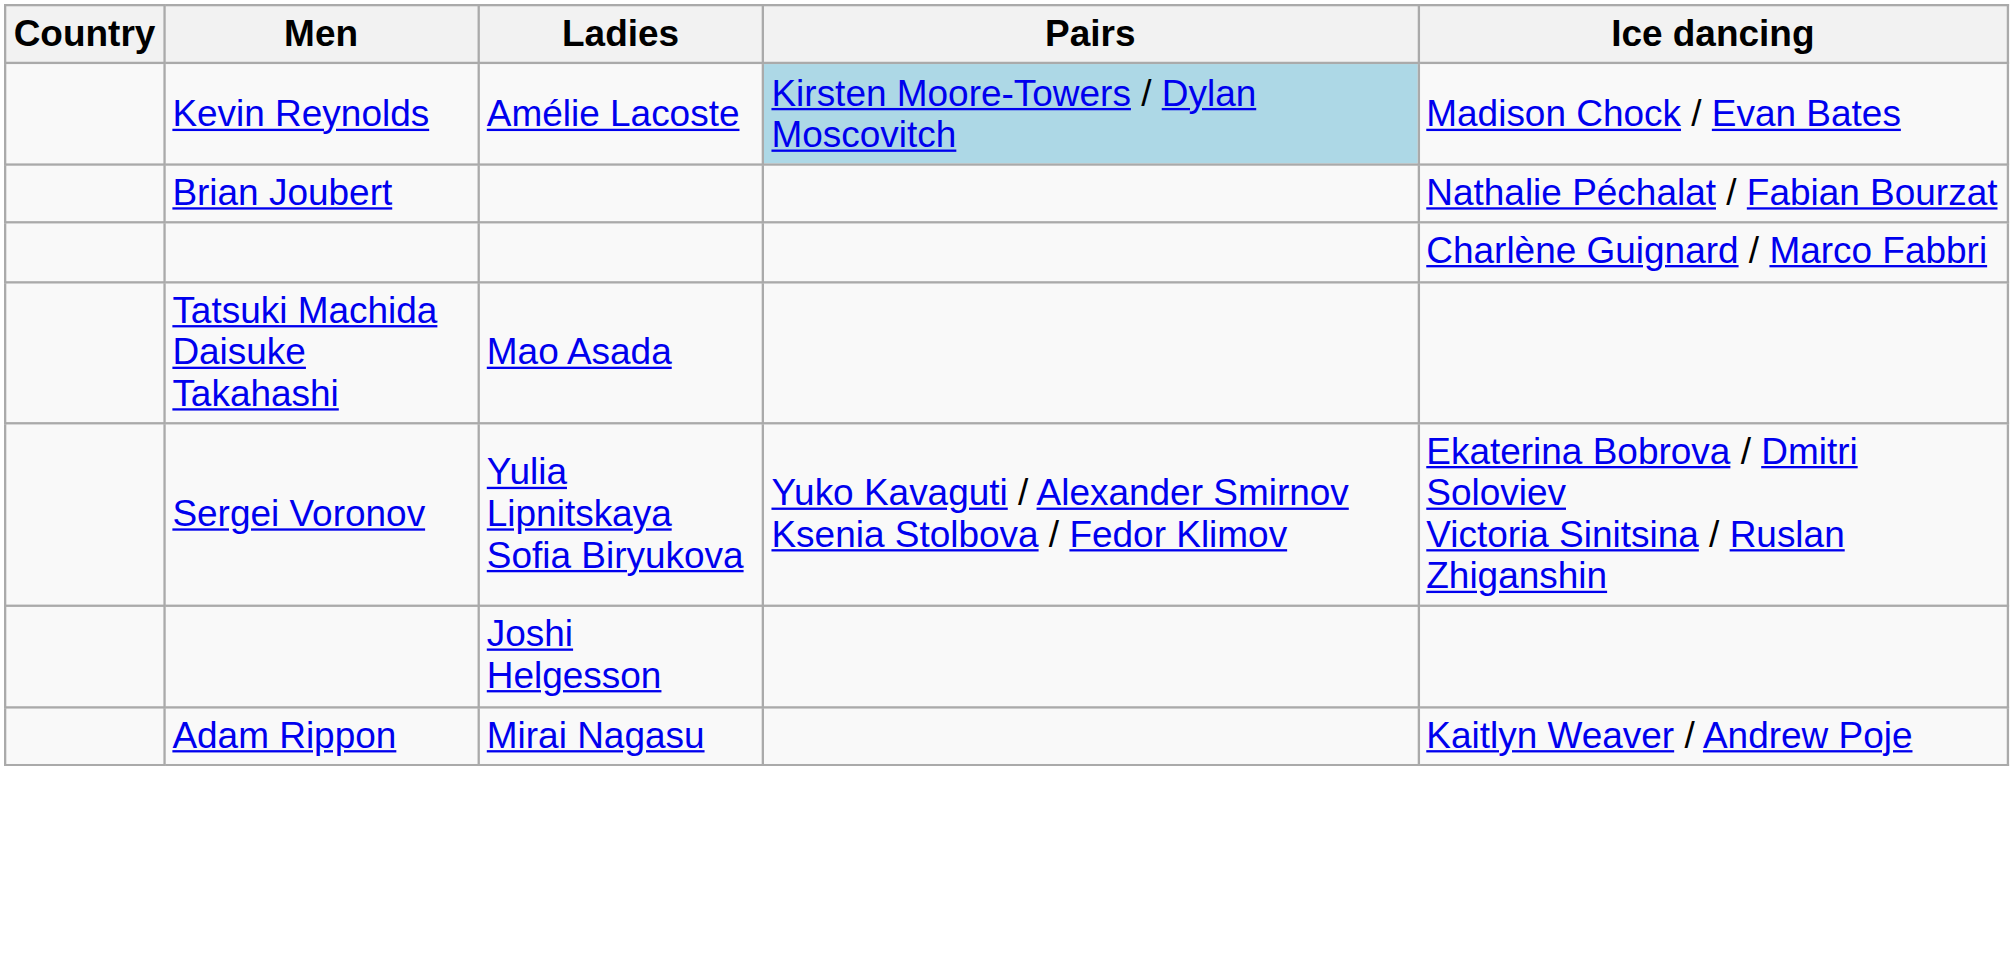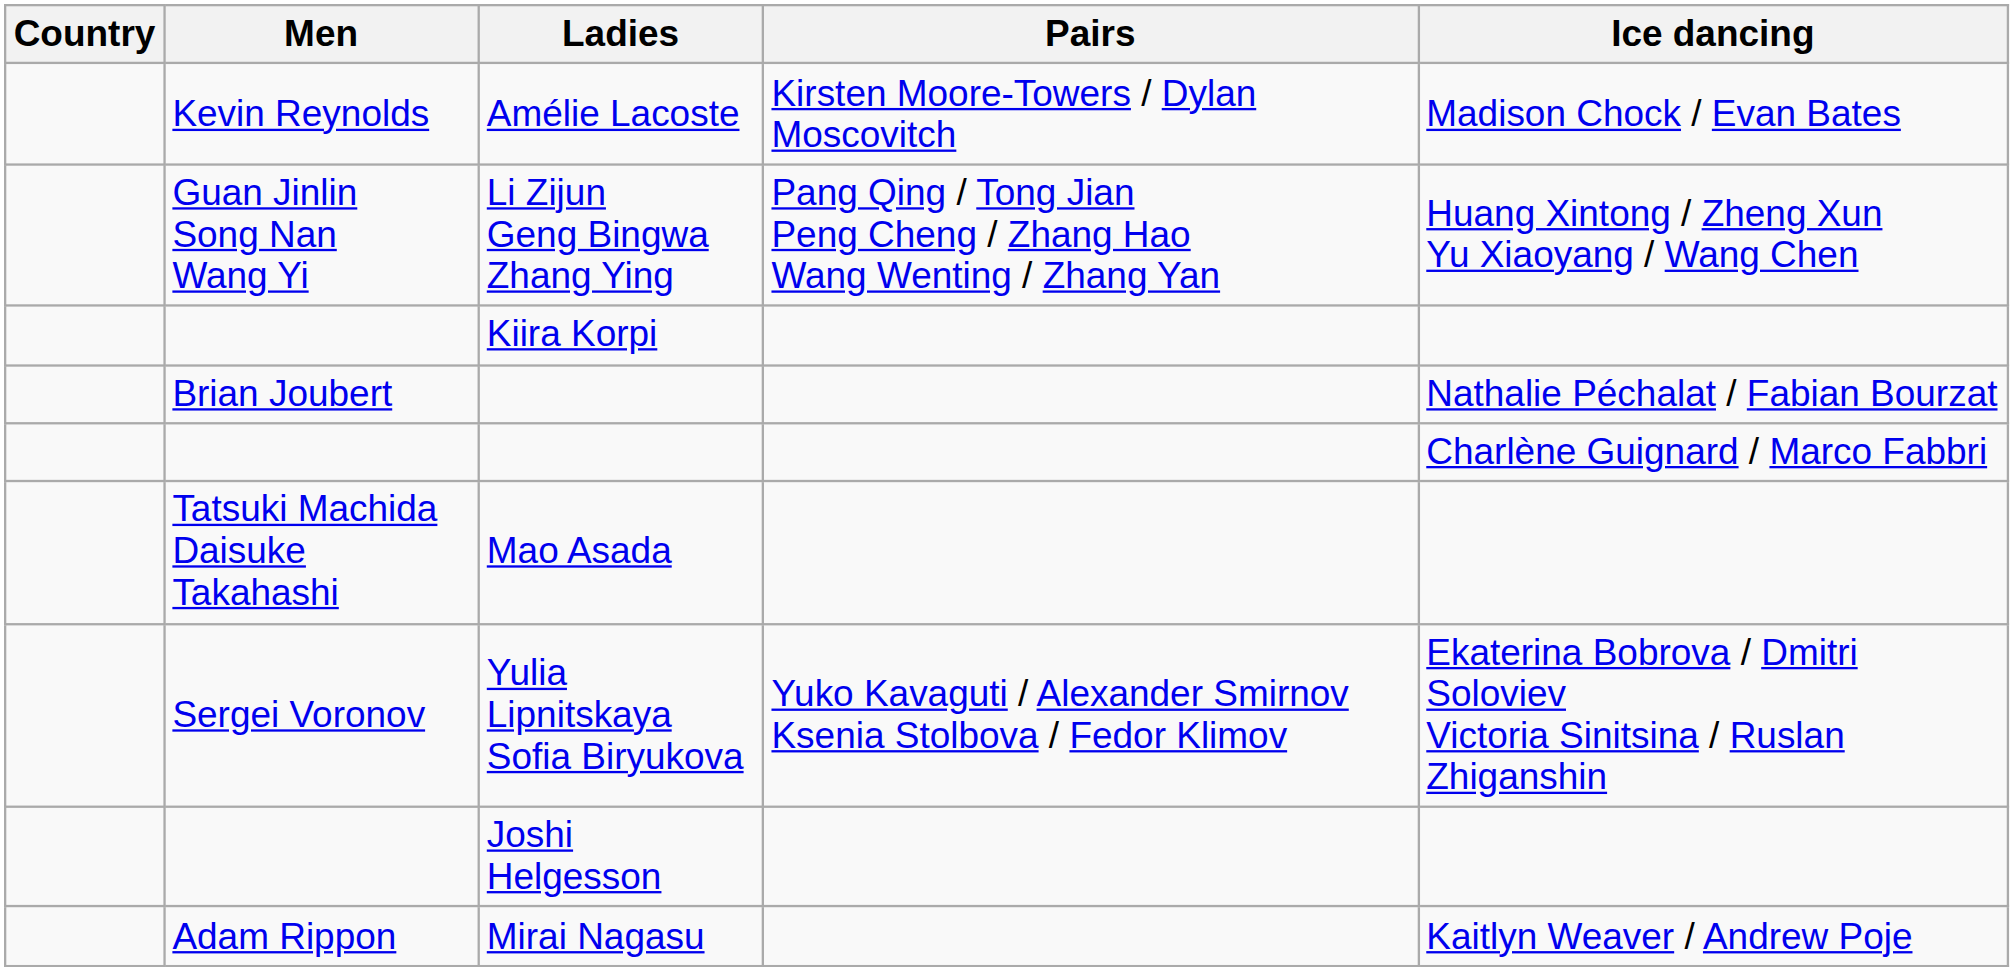(1014, 113) lightblue background -> (1014, 113) no background
+ row: (265, 234)
+ row: (321, 335)
